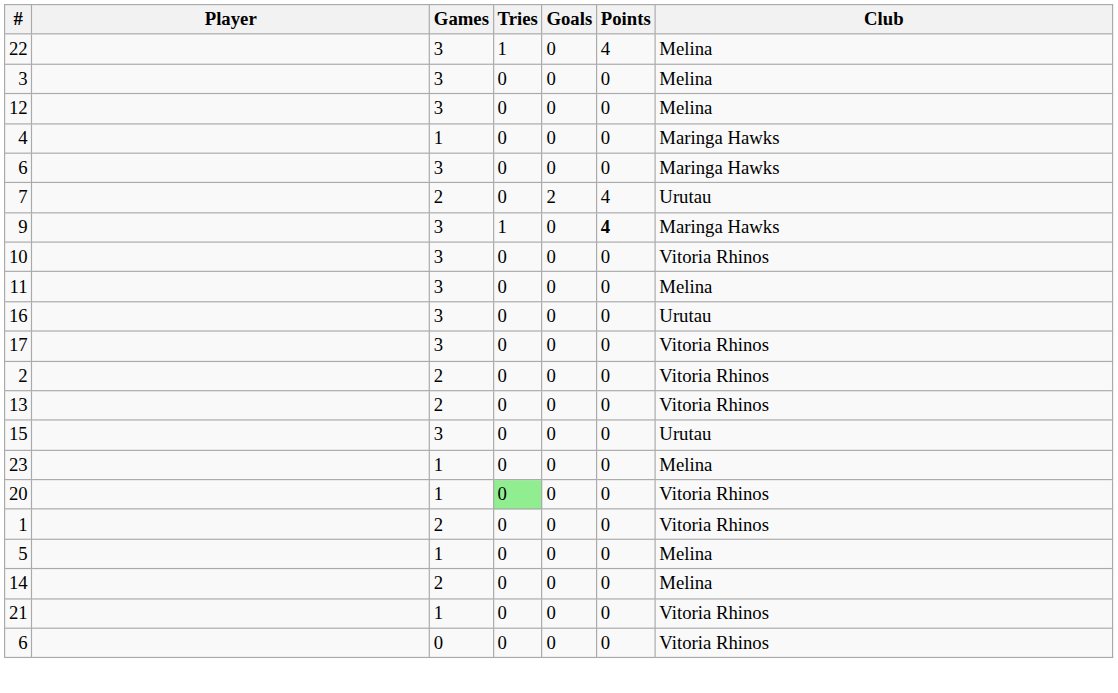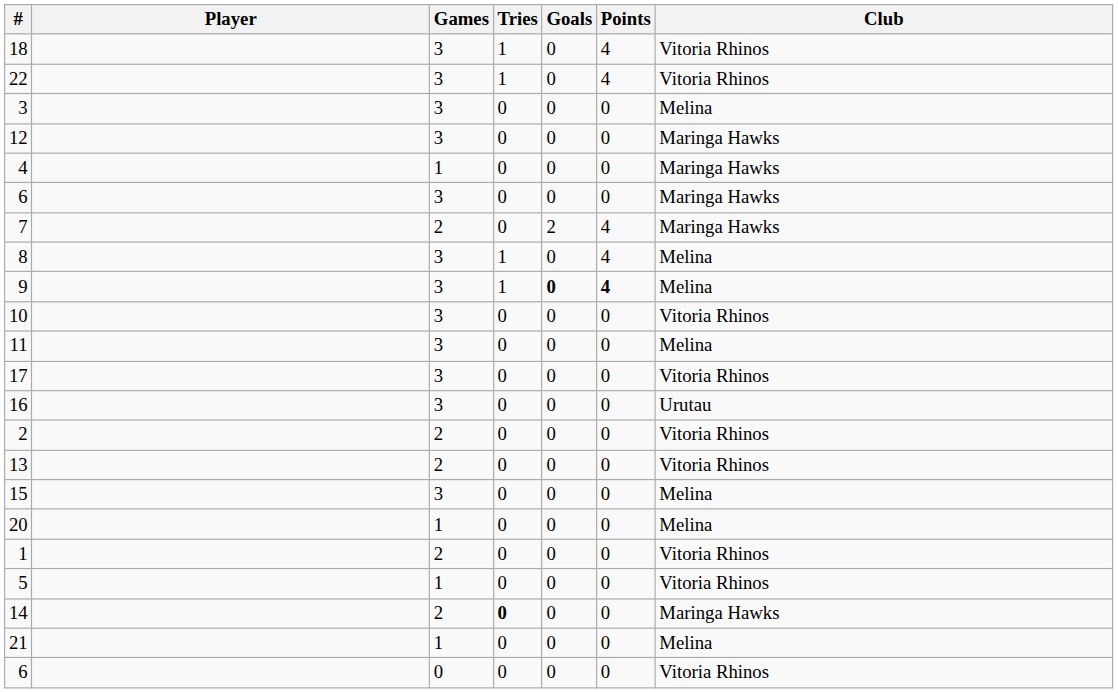+ row: (18, 49)
(686, 49) Melina -> (714, 78) Vitoria Rhinos
(686, 108) Melina -> (719, 138) Maringa Hawks
(685, 197) Urutau -> (719, 227) Maringa Hawks
+ row: (23, 256)
(551, 227) normal -> (551, 286) bold
(719, 227) Maringa Hawks -> (686, 286) Melina
rows swapped: (18, 345) <-> (18, 316)
(685, 434) Urutau -> (686, 494) Melina
- row: (18, 464)
(502, 494) lightgreen background -> (502, 524) no background
(714, 494) Vitoria Rhinos -> (686, 524) Melina
(686, 553) Melina -> (714, 583) Vitoria Rhinos
(502, 583) normal -> (502, 613) bold
(686, 583) Melina -> (719, 613) Maringa Hawks
(714, 613) Vitoria Rhinos -> (686, 642) Melina
